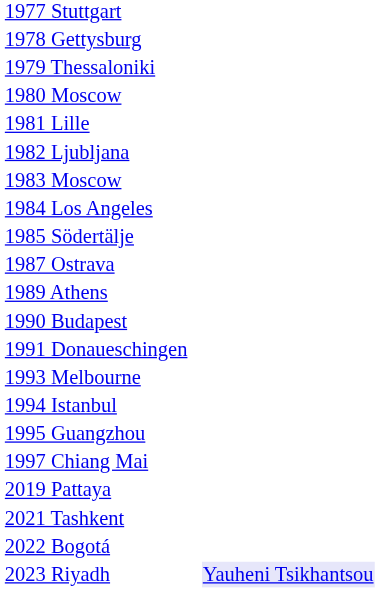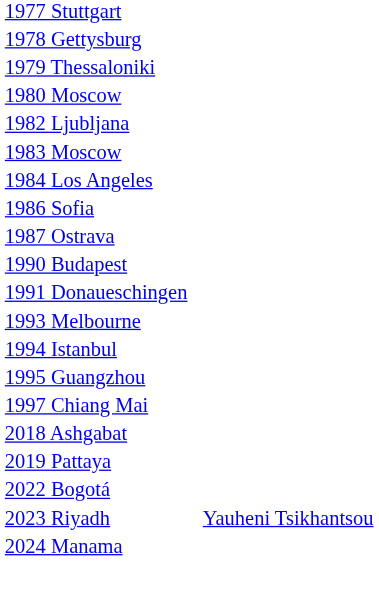- row: (47, 123)
- row: (69, 236)
+ row: (49, 208)
- row: (56, 292)
+ row: (66, 433)
- row: (65, 518)
(288, 574) lavender background -> (288, 518) no background
+ row: (64, 546)
